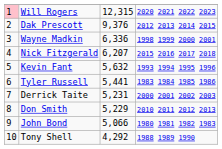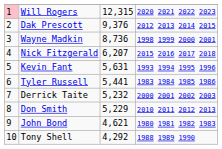(115, 39) 6,336 -> (115, 39) 8,736
(115, 67) 5,632 -> (115, 67) 5,631
(115, 95) 5,231 -> (115, 95) 5,232
(115, 123) 5,066 -> (115, 123) 4,621
